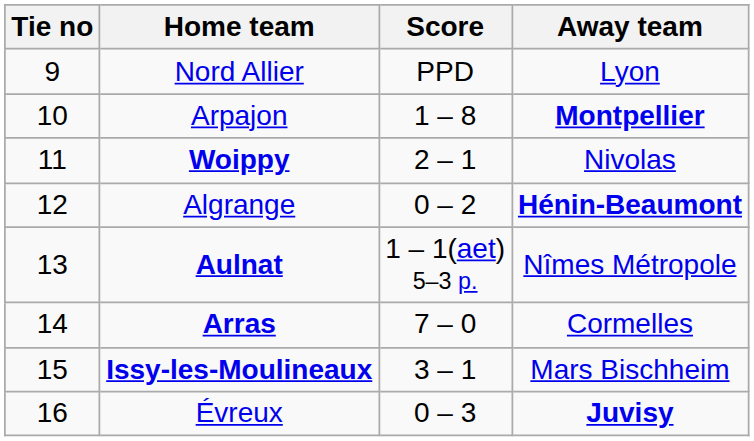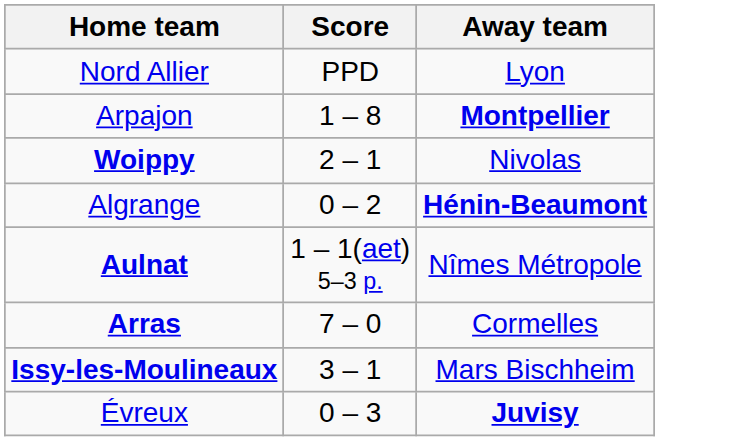- column: (52, 26)
